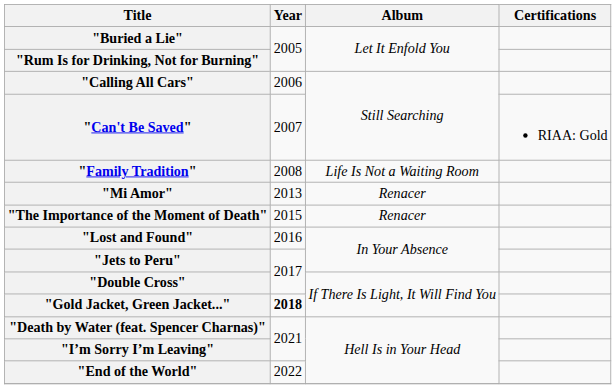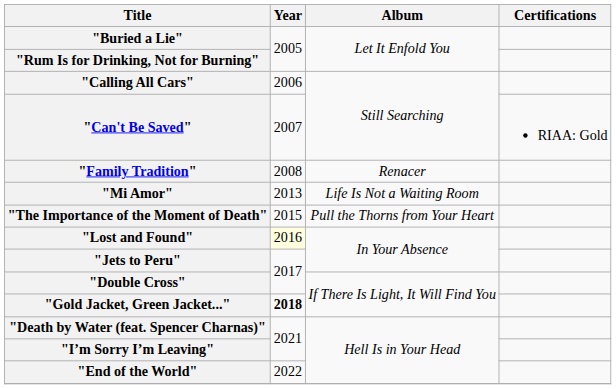(402, 171) Life Is Not a Waiting Room -> (402, 171) Renacer
(402, 193) Renacer -> (402, 193) Life Is Not a Waiting Room
(402, 215) Renacer -> (402, 215) Pull the Thorns from Your Heart
(288, 238) no background -> (288, 238) lightyellow background
